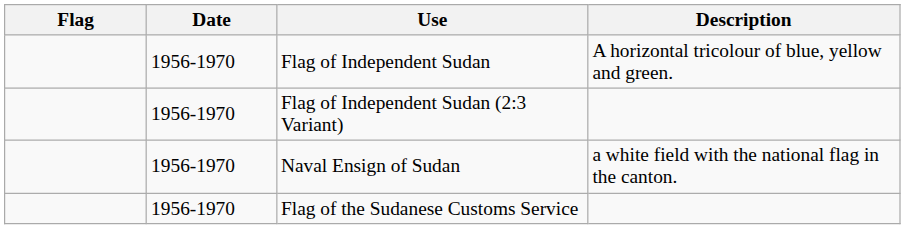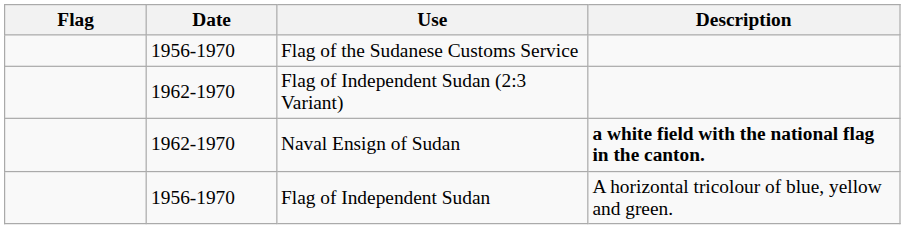rows swapped: (386, 61) <-> (430, 208)
(193, 113) 1956-1970 -> (193, 92) 1962-1970
(193, 166) 1956-1970 -> (193, 144) 1962-1970
(736, 166) normal -> (733, 144) bold
